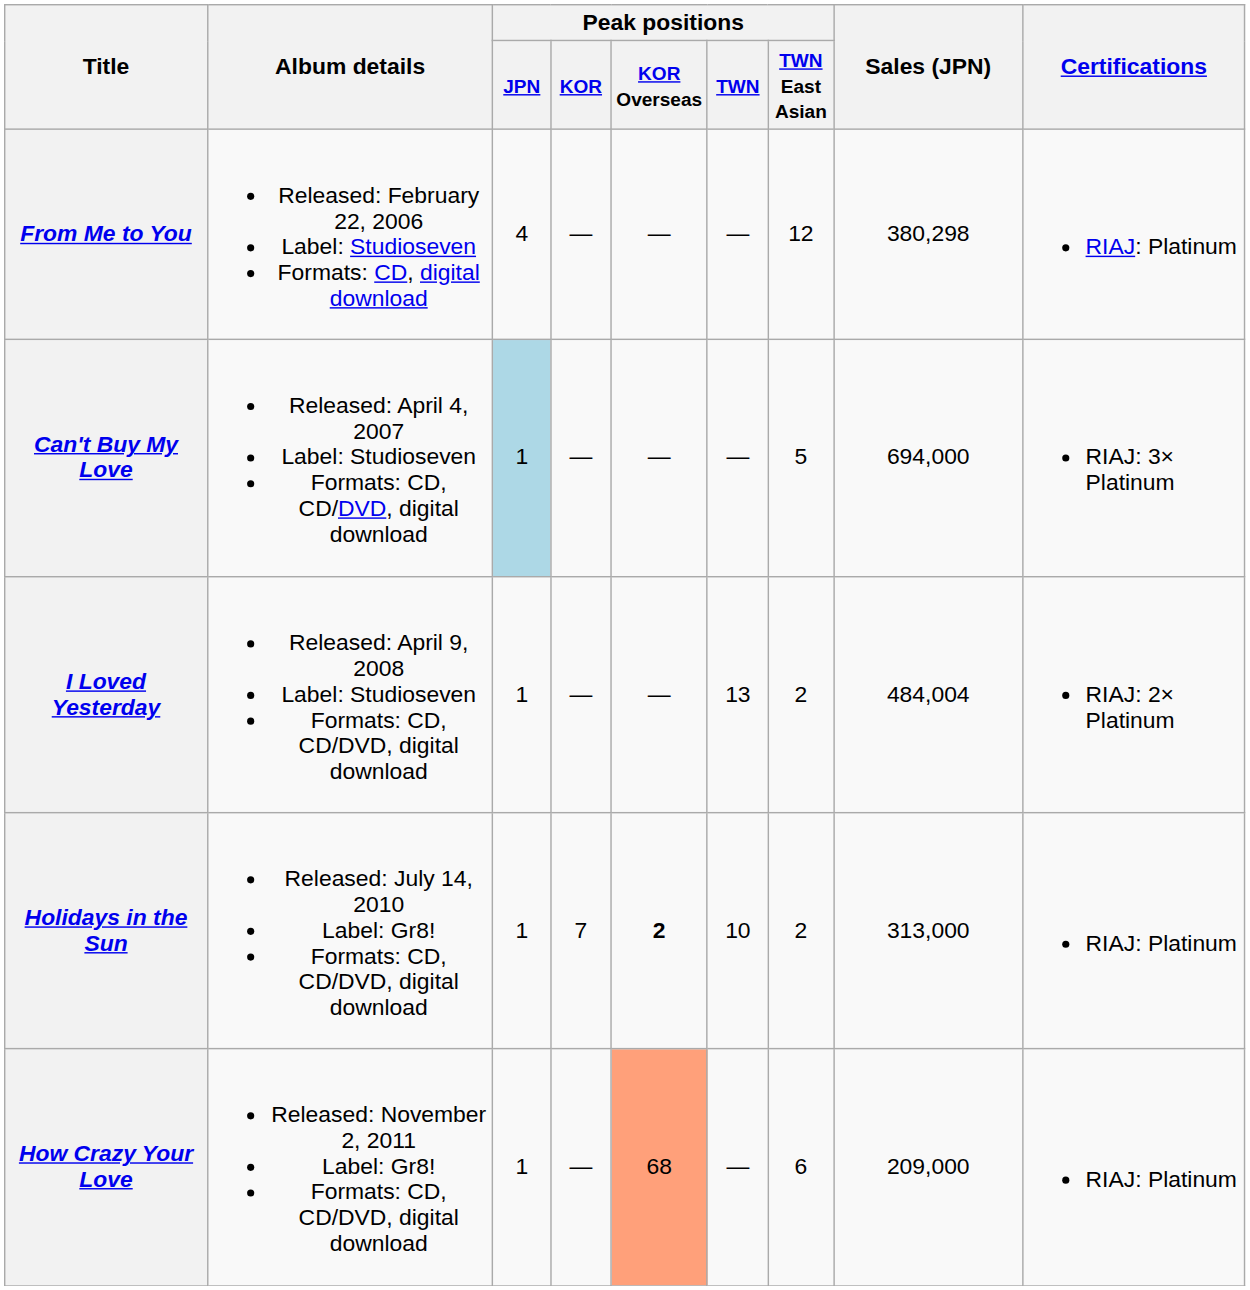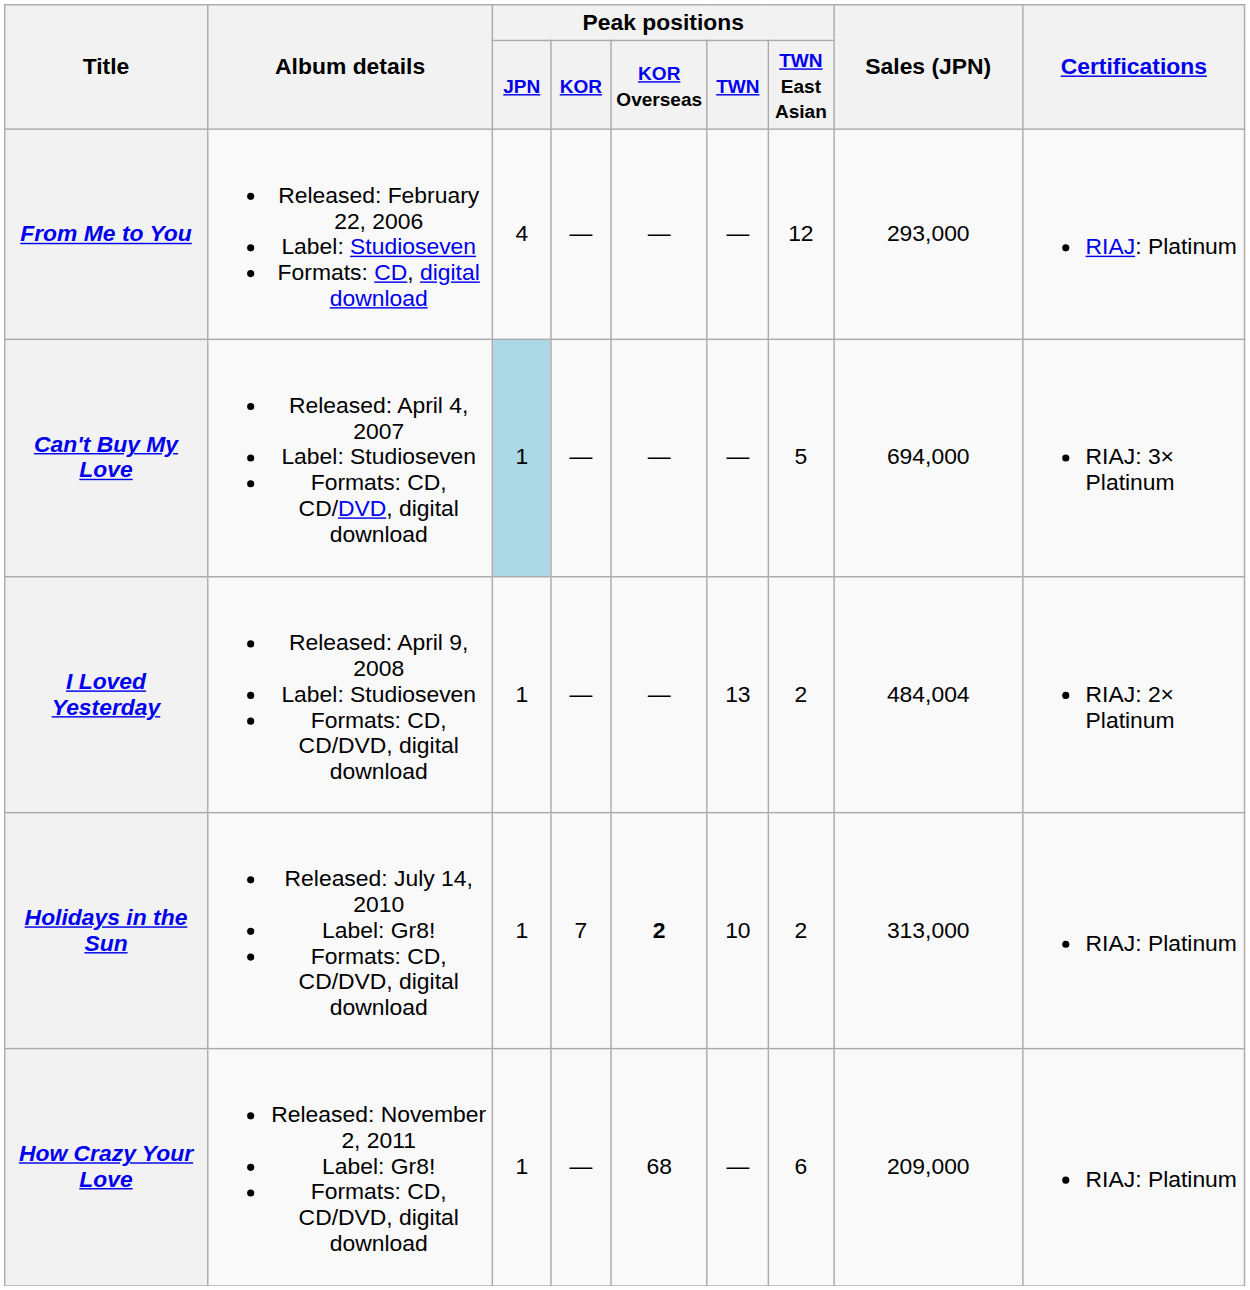(928, 233) 380,298 -> (928, 233) 293,000
(659, 1167) lightsalmon background -> (659, 1167) no background
